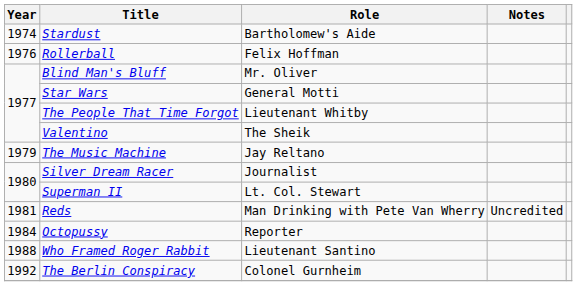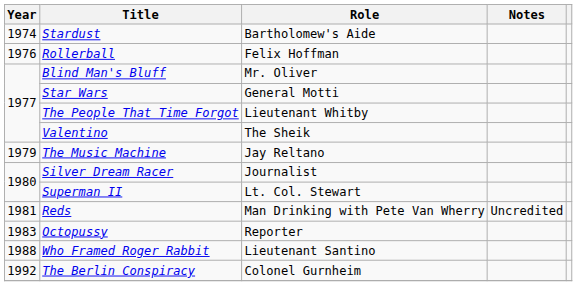(22, 231) 1984 -> (22, 231) 1983
